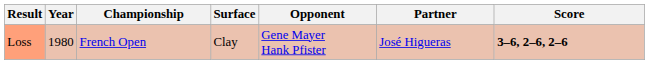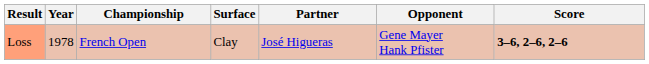columns swapped: (435, 14) <-> (317, 14)
(61, 42) 1980 -> (61, 42) 1978
